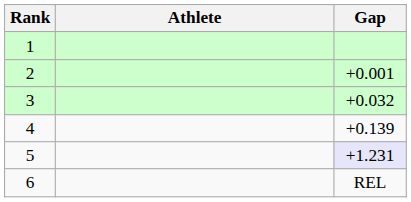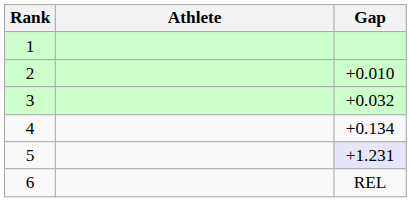(370, 73) +0.001 -> (370, 73) +0.010
(370, 127) +0.139 -> (370, 127) +0.134
